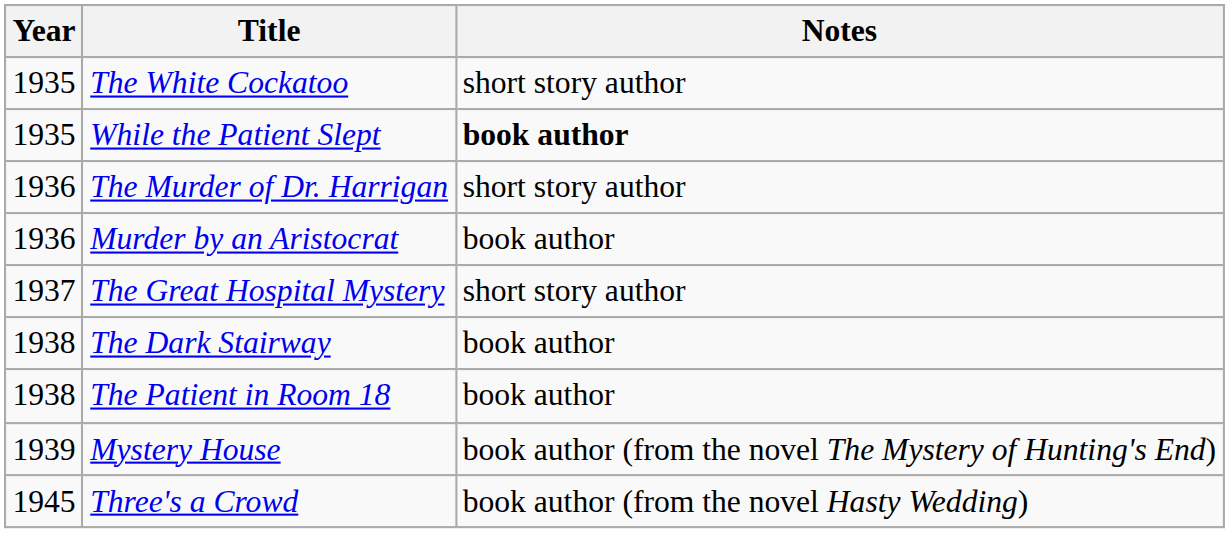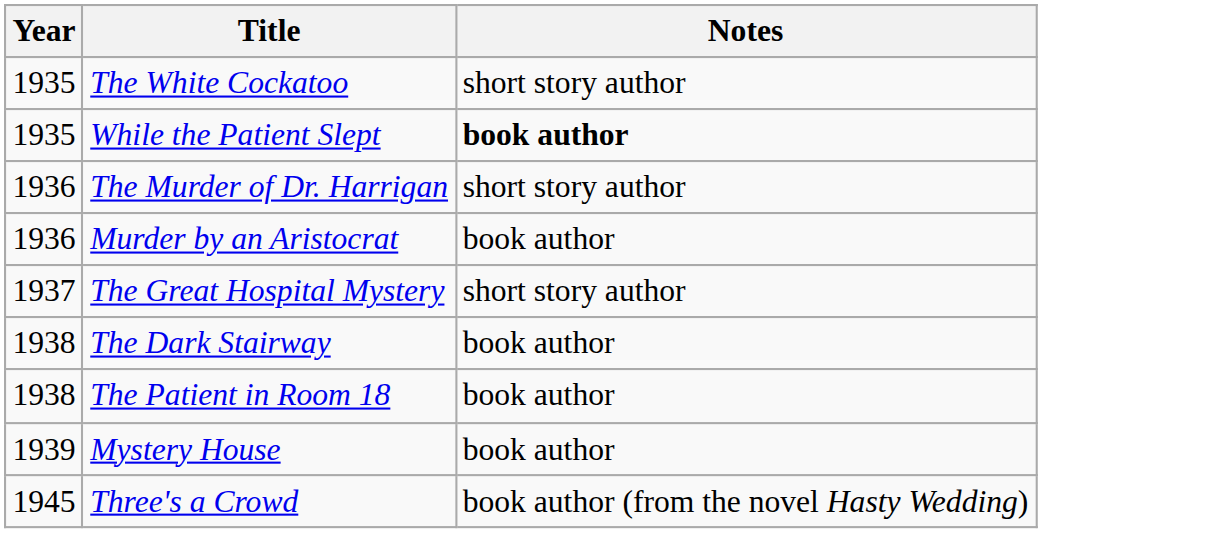(839, 447) book author (from the novel The Mystery of Hunting's End) -> (539, 447) book author
